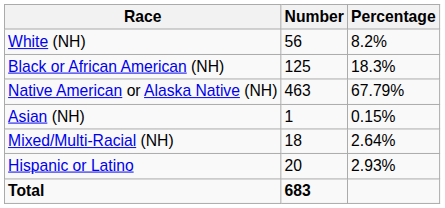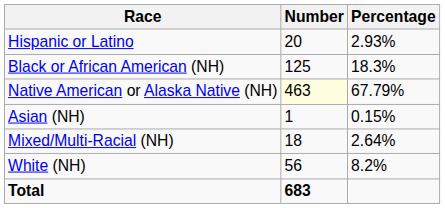rows swapped: (47, 41) <-> (71, 166)
(298, 91) no background -> (298, 91) lightyellow background
